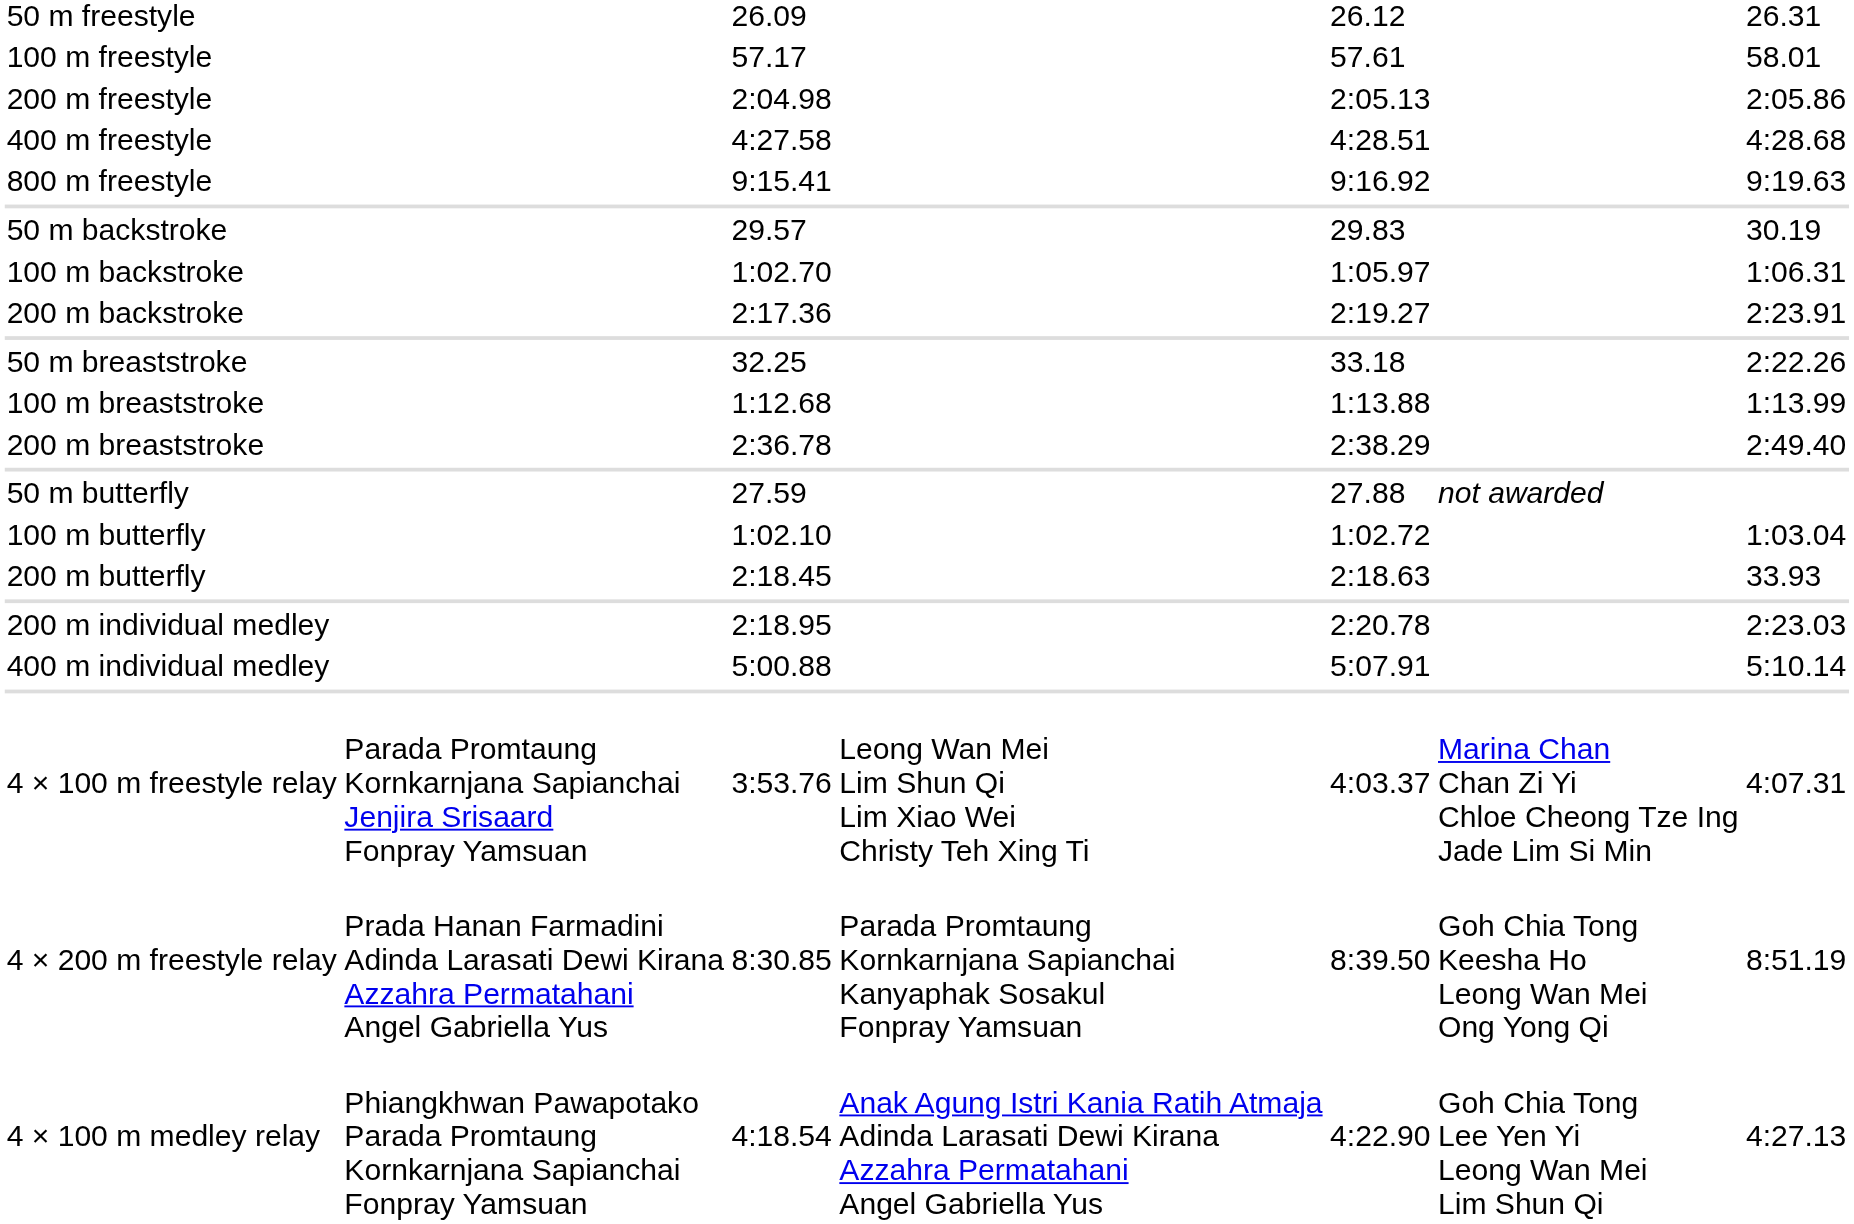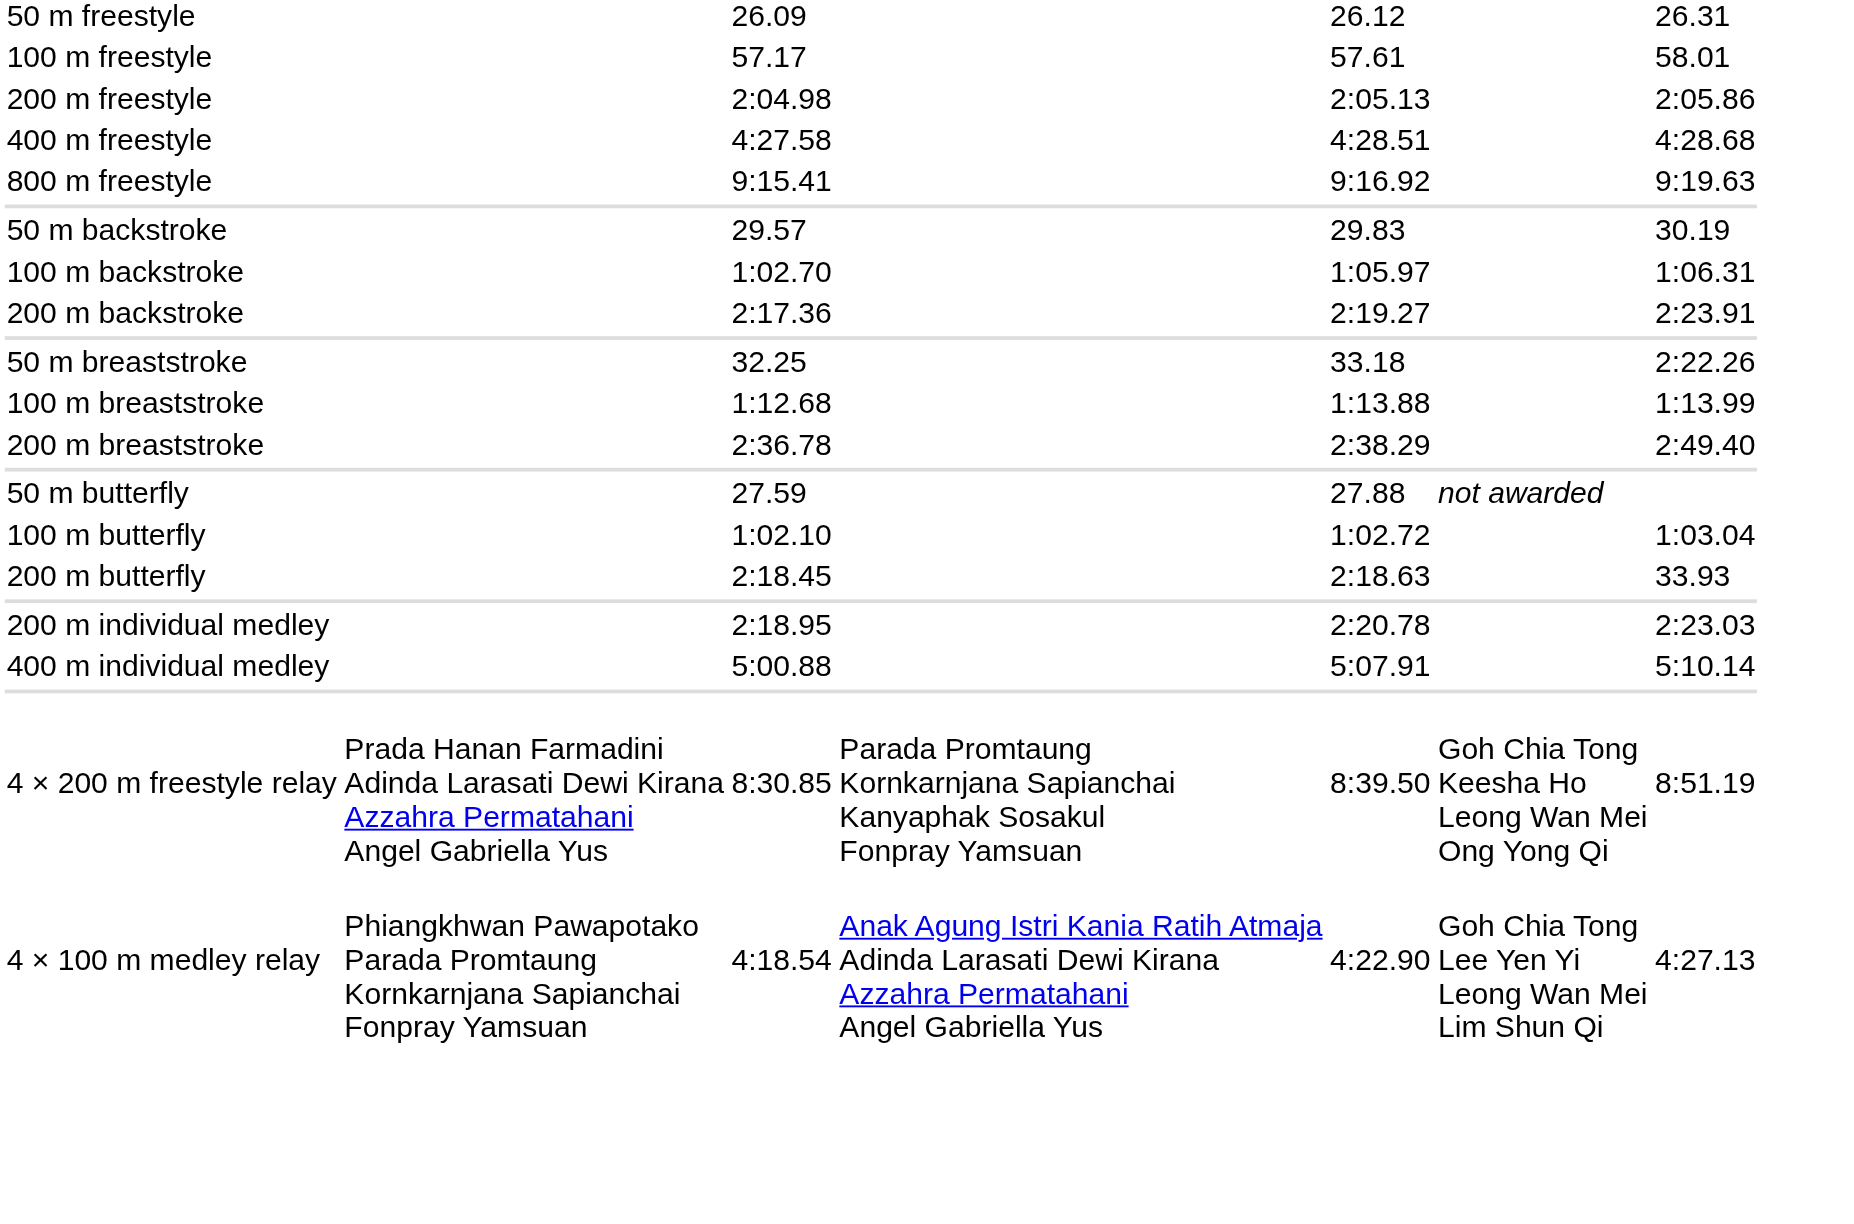- row: (172, 783)
